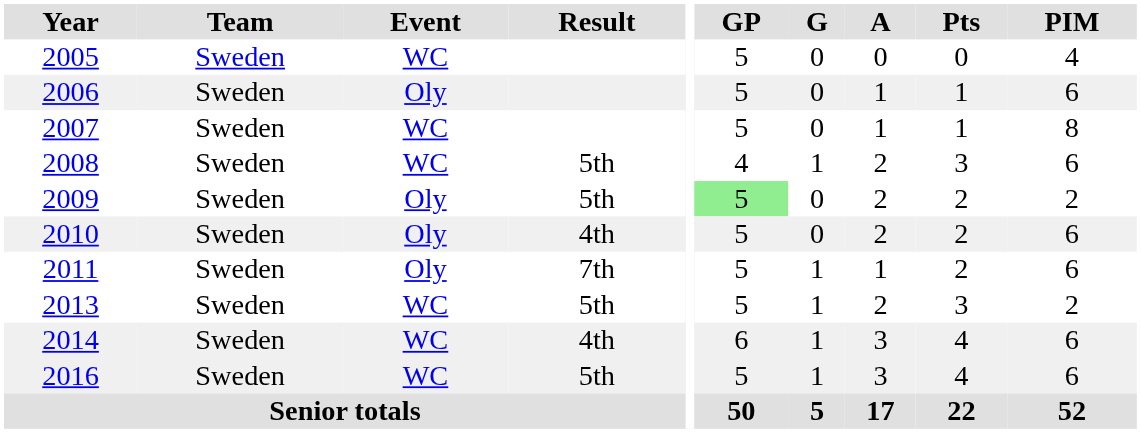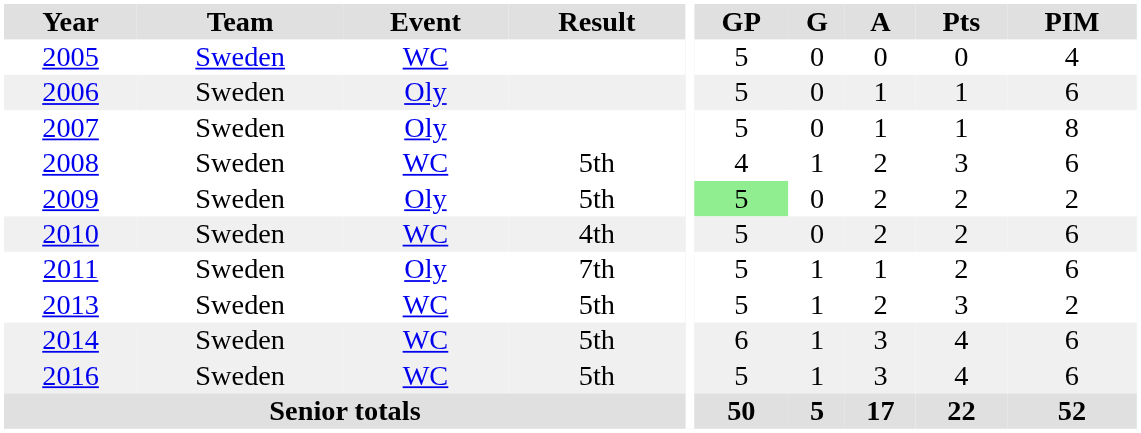(425, 127) WC -> (425, 127) Oly
(425, 233) Oly -> (425, 233) WC
(597, 339) 4th -> (597, 339) 5th
